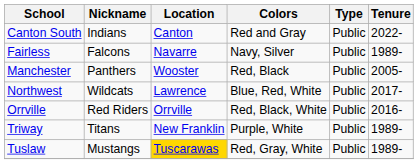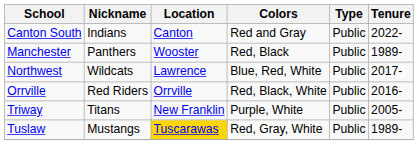- row: (28, 52)
(387, 71) 2005- -> (387, 52) 1989-
(387, 129) 1989- -> (387, 110) 2005-
